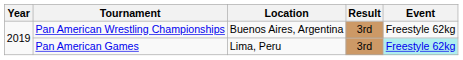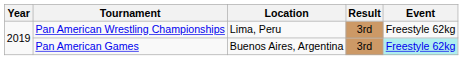(287, 30) Buenos Aires, Argentina -> (256, 30) Lima, Peru
(256, 47) Lima, Peru -> (287, 47) Buenos Aires, Argentina
